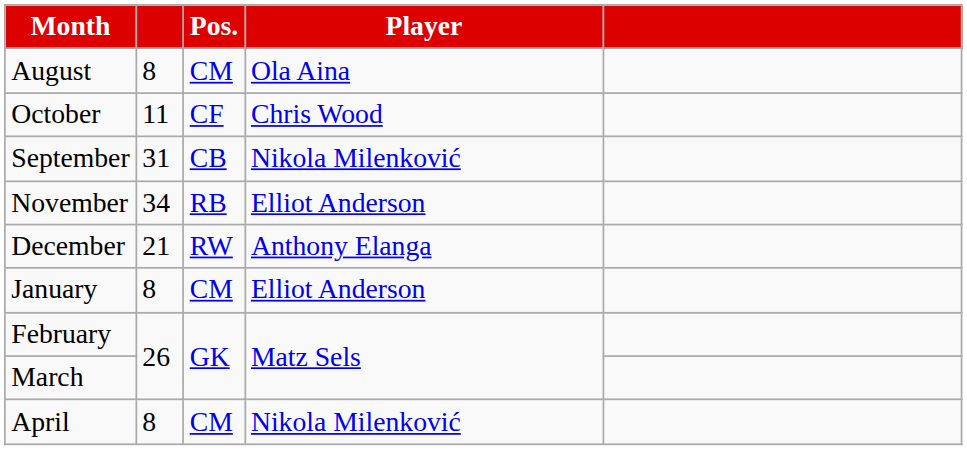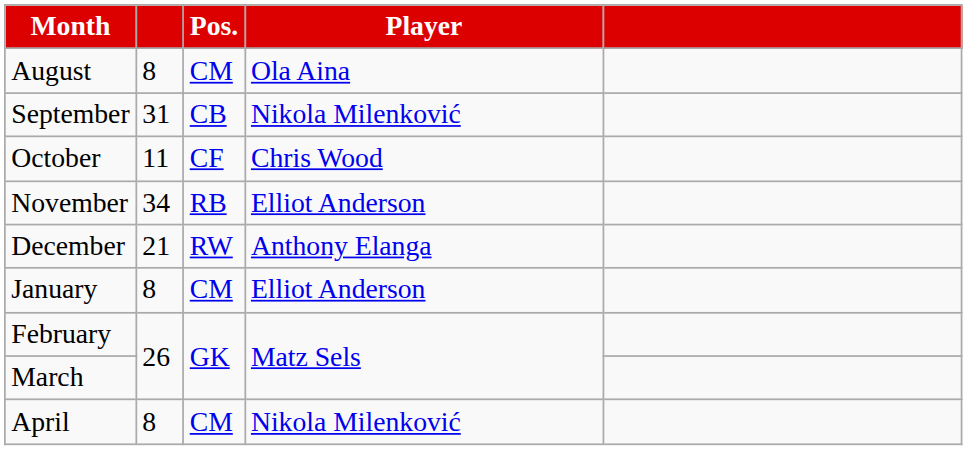rows swapped: (70, 158) <-> (56, 114)
